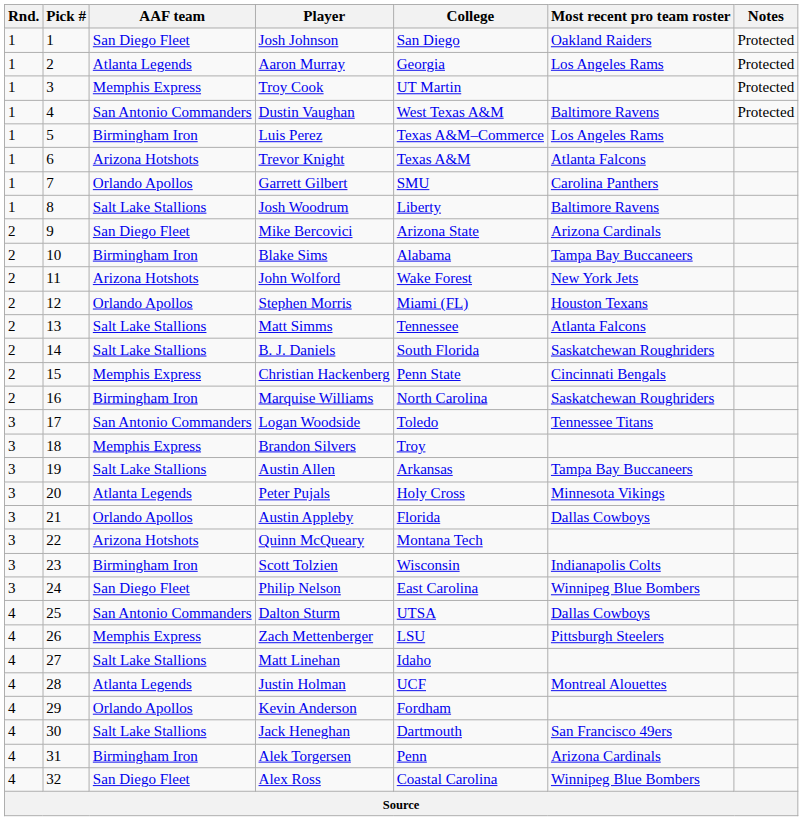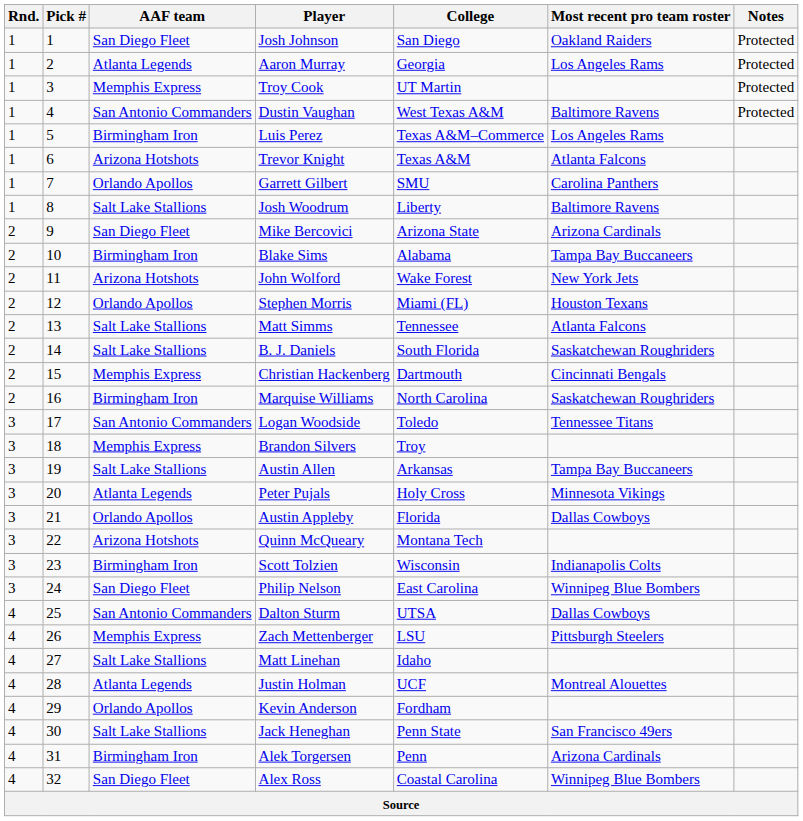(429, 374) Penn State -> (429, 374) Dartmouth
(429, 732) Dartmouth -> (429, 732) Penn State
